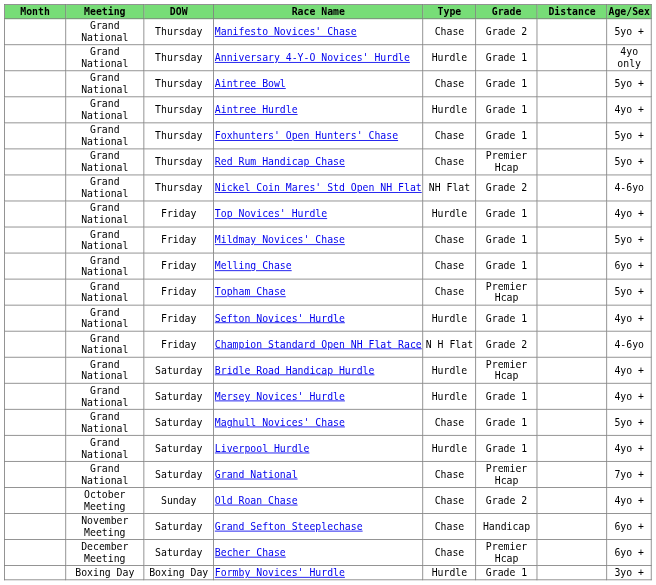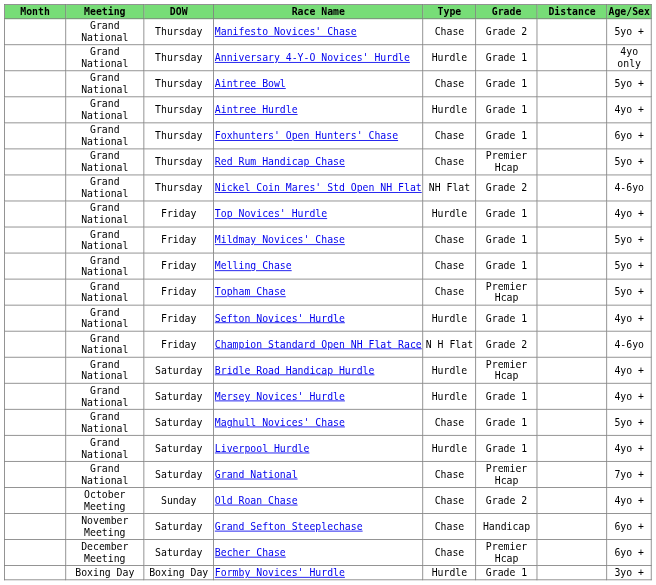(629, 136) 5yo + -> (629, 136) 6yo +
(629, 266) 6yo + -> (629, 266) 5yo +
